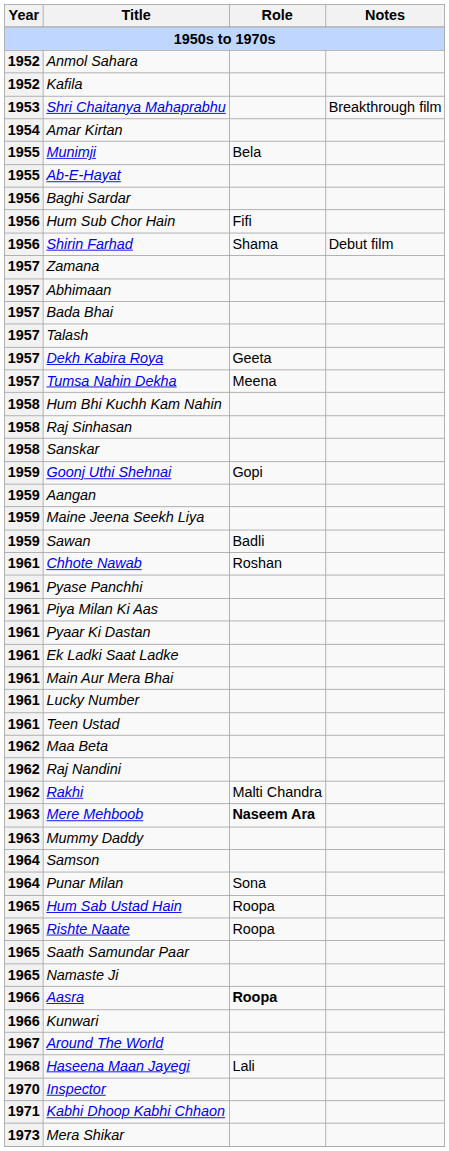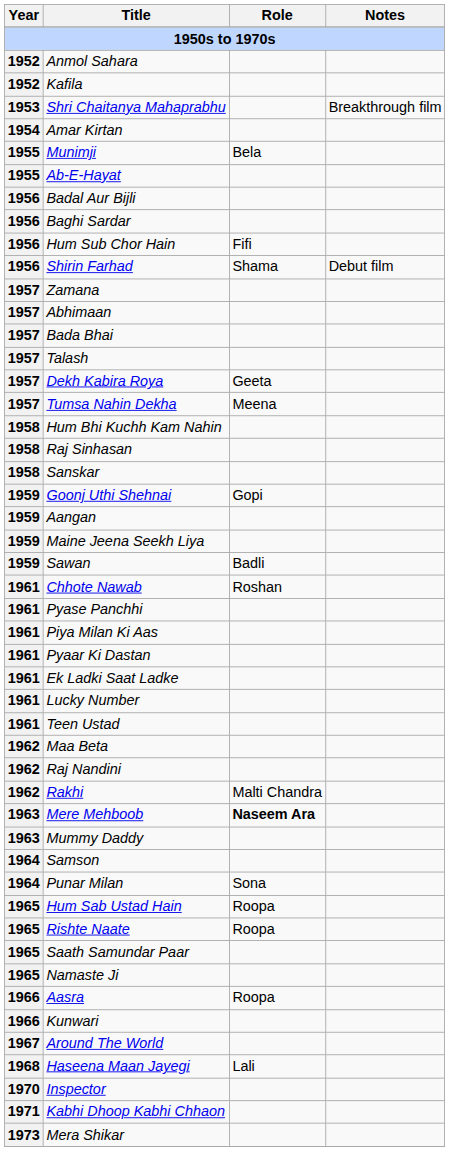+ row: (91, 198)
- row: (110, 678)
(255, 997) bold -> (254, 997) normal
